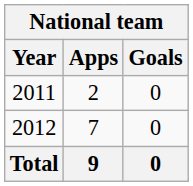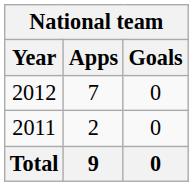rows swapped: (34, 92) <-> (34, 127)
